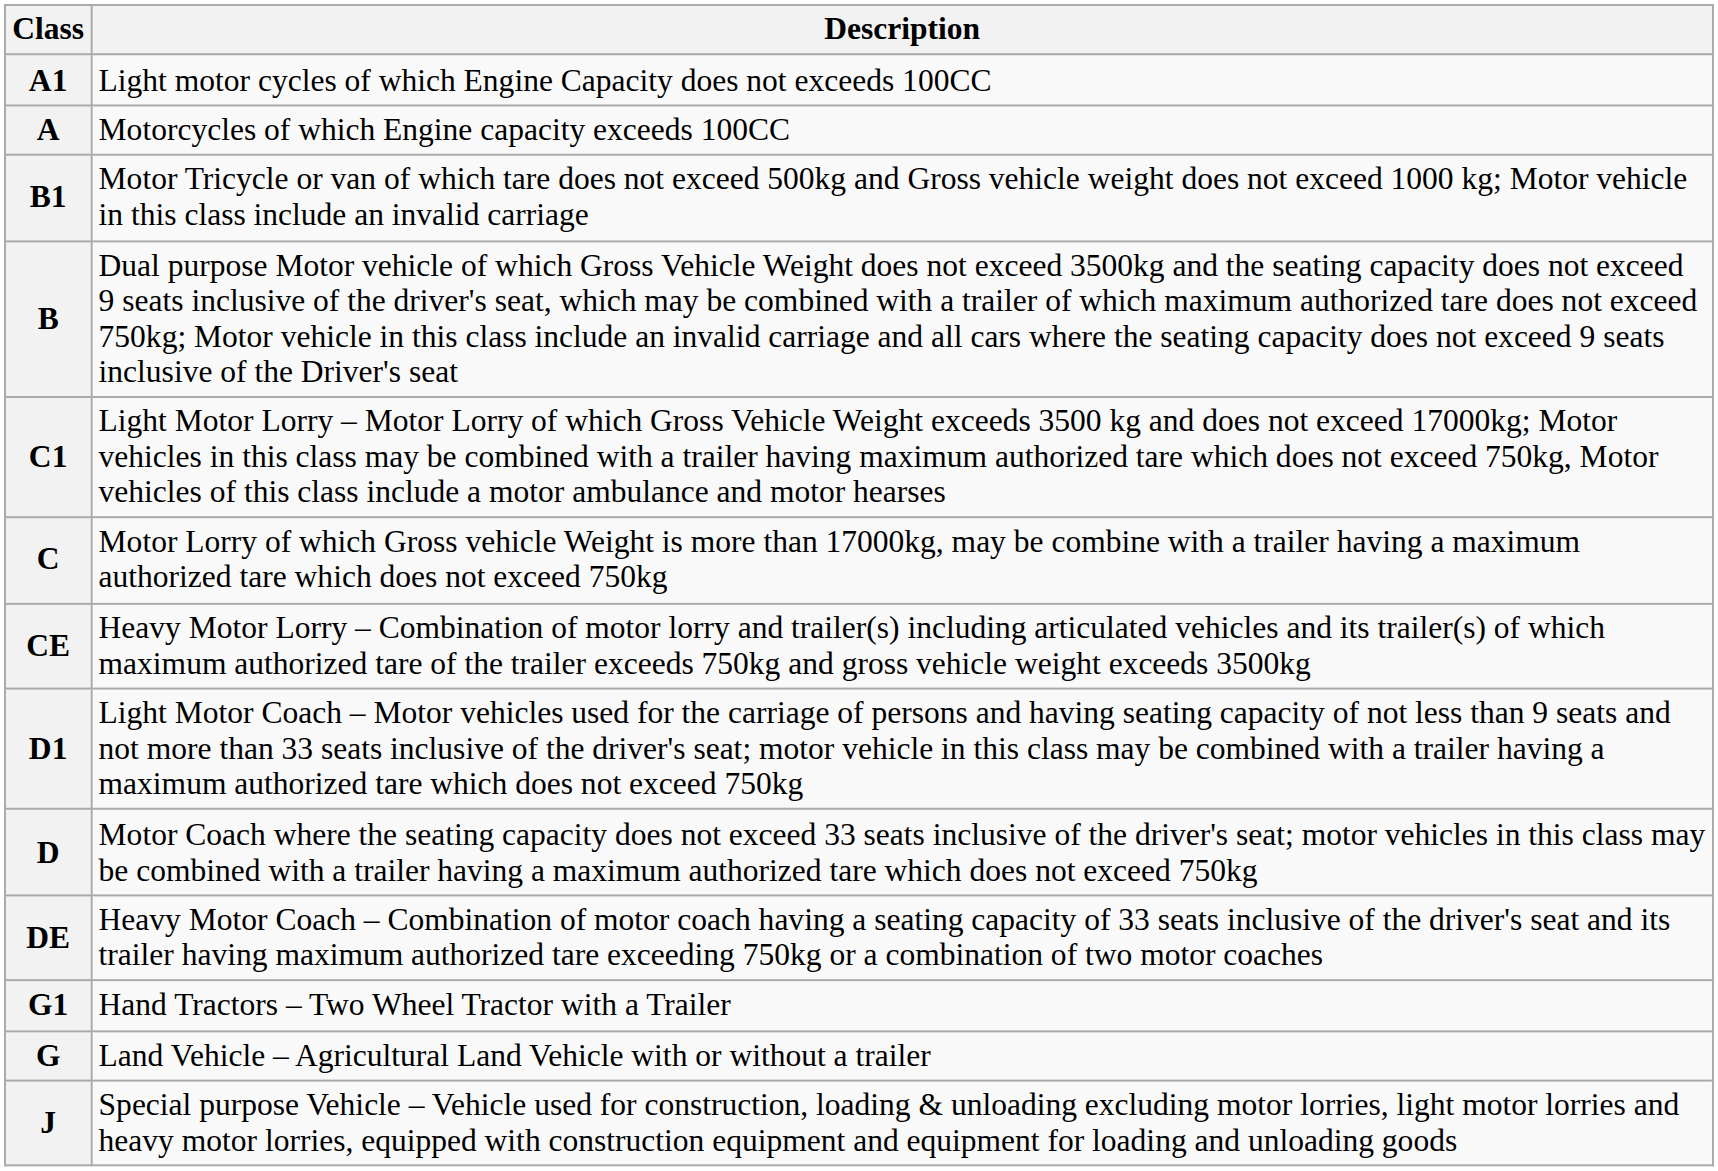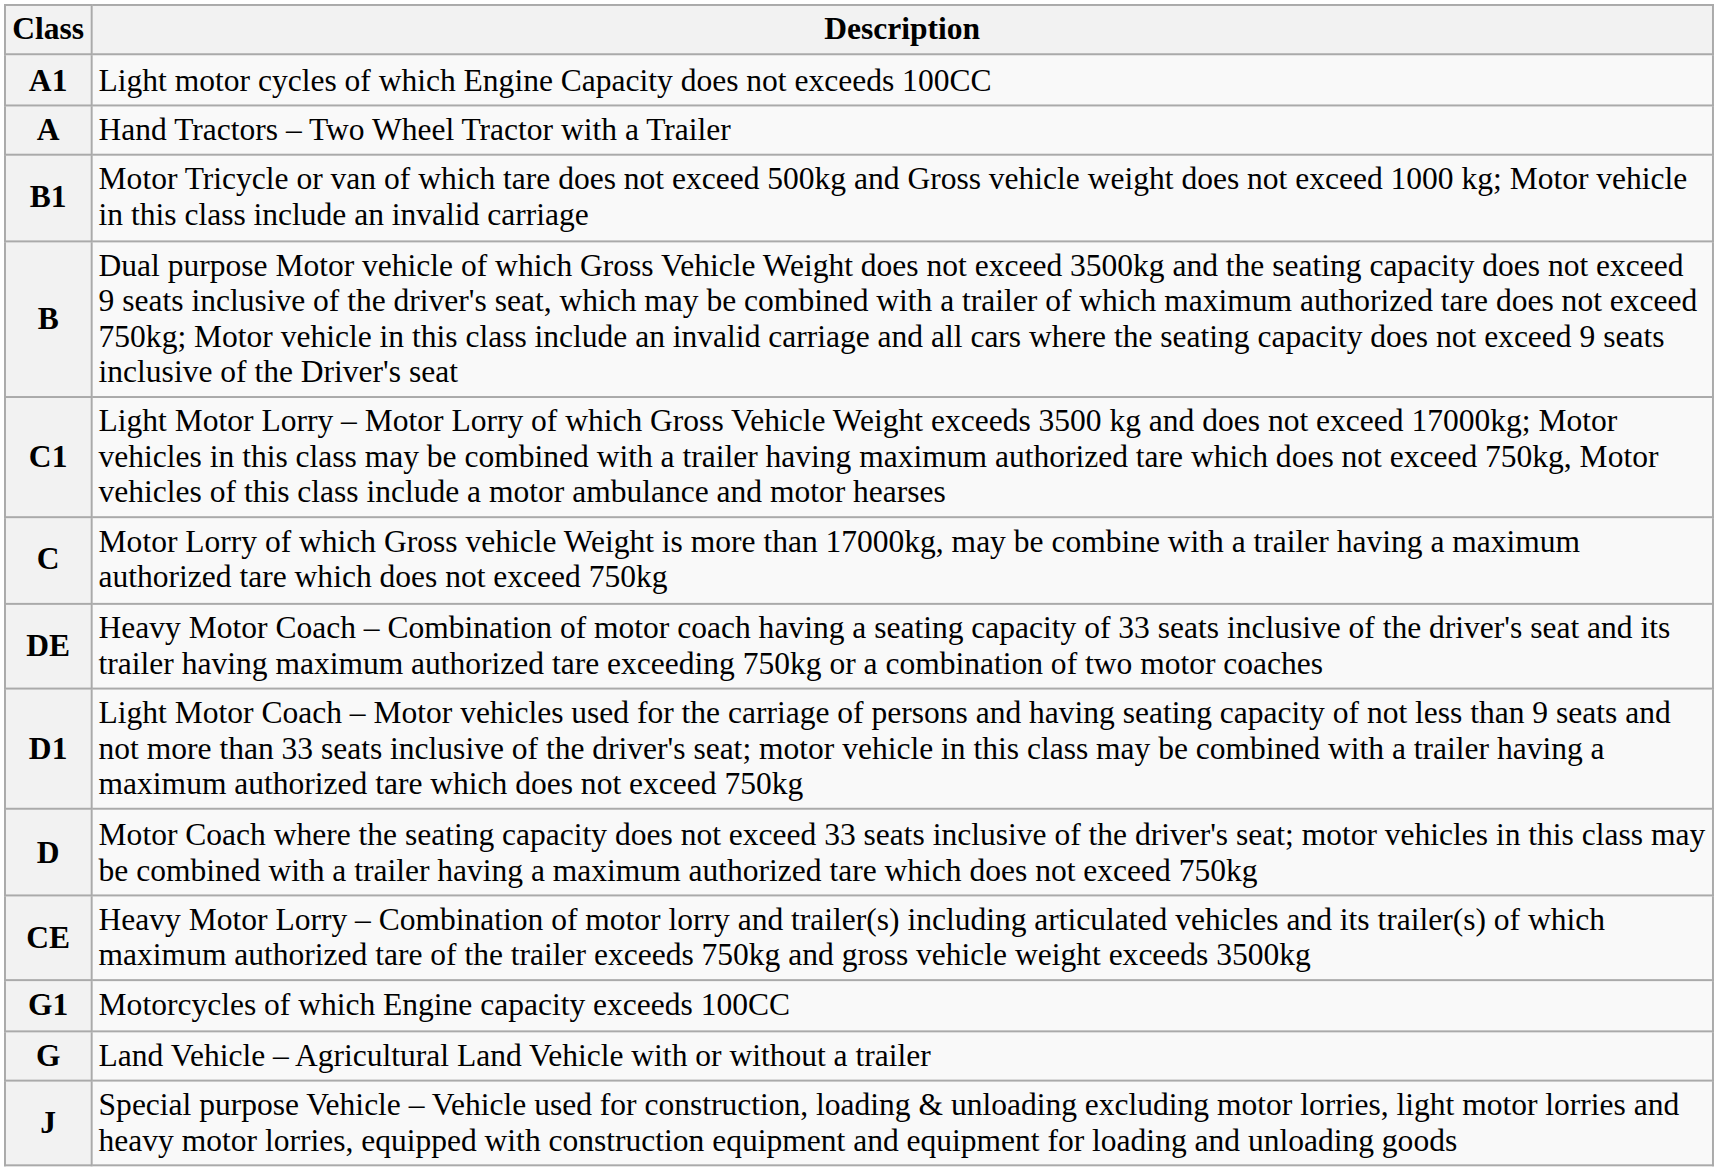(444, 129) Motorcycles of which Engine capacity exceeds 100CC -> (415, 129) Hand Tractors – Two Wheel Tractor with a Trailer
rows swapped: (48, 645) <-> (48, 937)
(415, 1004) Hand Tractors – Two Wheel Tractor with a Trailer -> (444, 1004) Motorcycles of which Engine capacity exceeds 100CC
